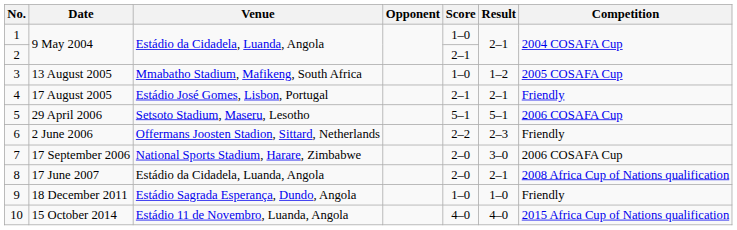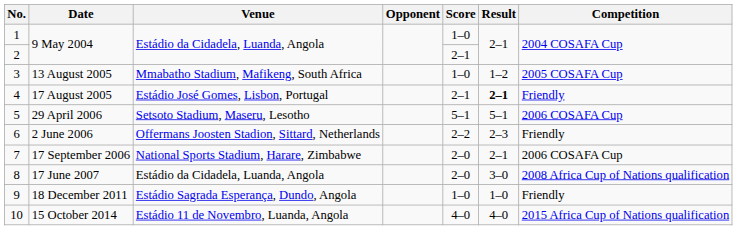(499, 94) normal -> (499, 94) bold
(499, 154) 3–0 -> (499, 154) 2–1
(499, 174) 2–1 -> (499, 174) 3–0
